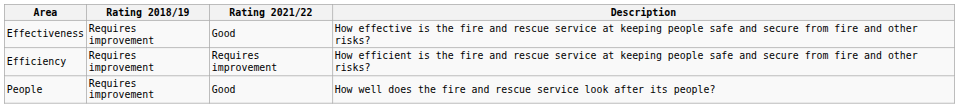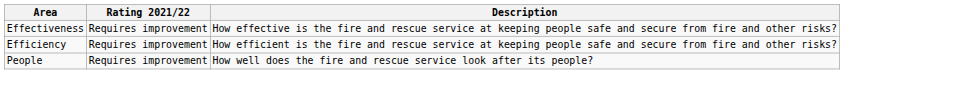- column: (148, 12)
(224, 34) Good -> (148, 29) Requires improvement
(224, 89) Good -> (148, 61) Requires improvement
